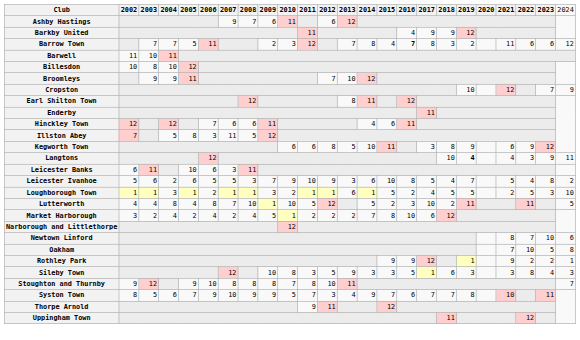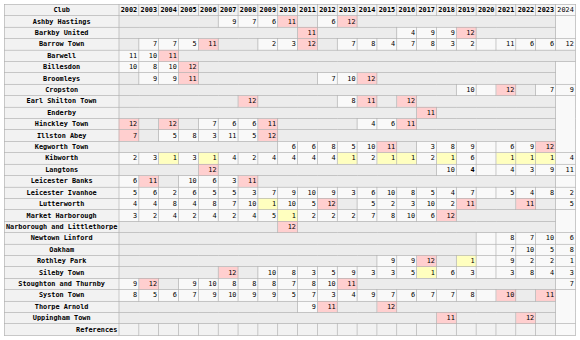(413, 44) bold -> (413, 44) normal
+ row: (62, 158)
- row: (62, 193)
+ row: (97, 330)
